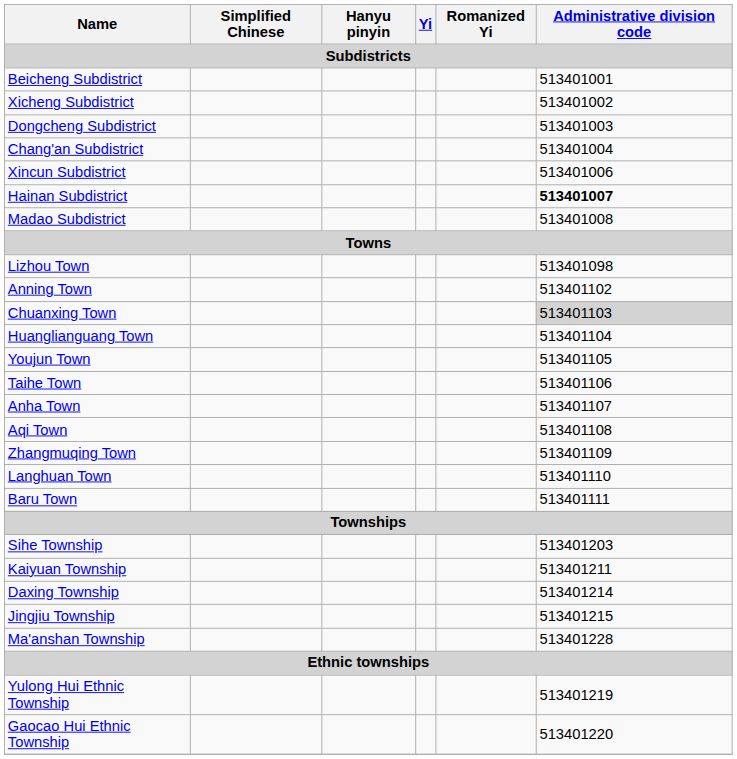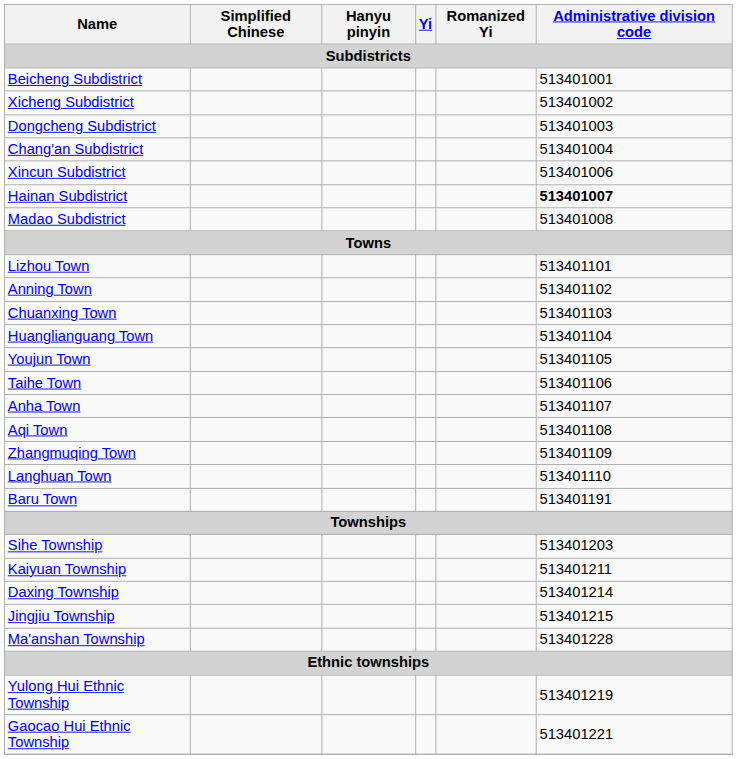(576, 266) 513401098 -> (576, 266) 513401101
(576, 312) lightgrey background -> (576, 312) no background
(575, 499) 513401111 -> (576, 499) 513401191
(576, 734) 513401220 -> (576, 734) 513401221
